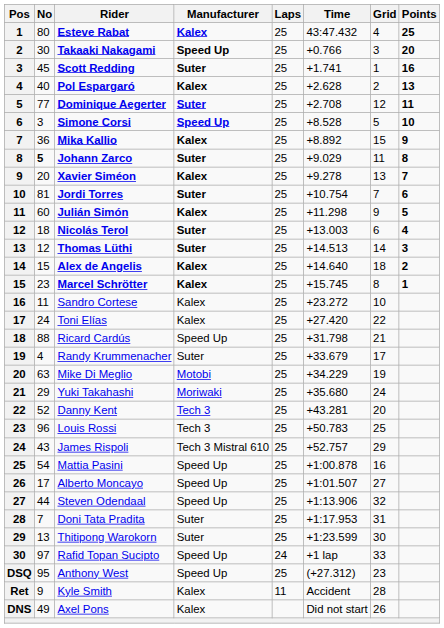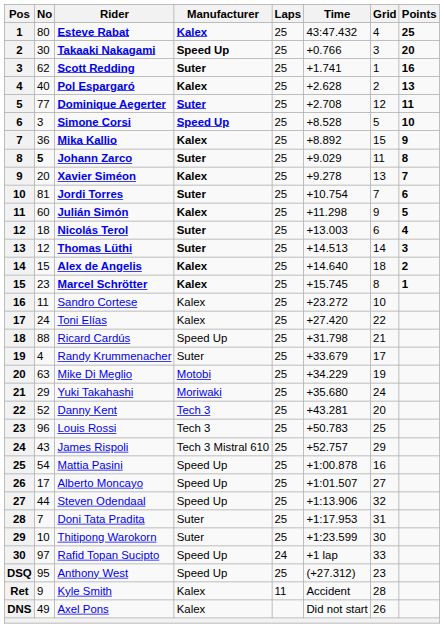(43, 68) 45 -> (43, 68) 62
(43, 537) 13 -> (43, 537) 10
